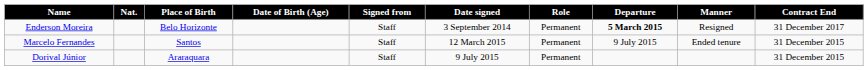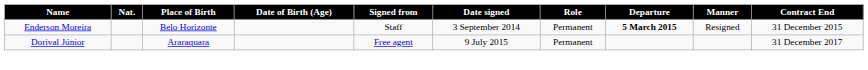(809, 26) 31 December 2017 -> (807, 26) 31 December 2015
- row: (59, 42)
(387, 57) Staff -> (393, 42) Free agent
(809, 57) 31 December 2015 -> (807, 42) 31 December 2017
